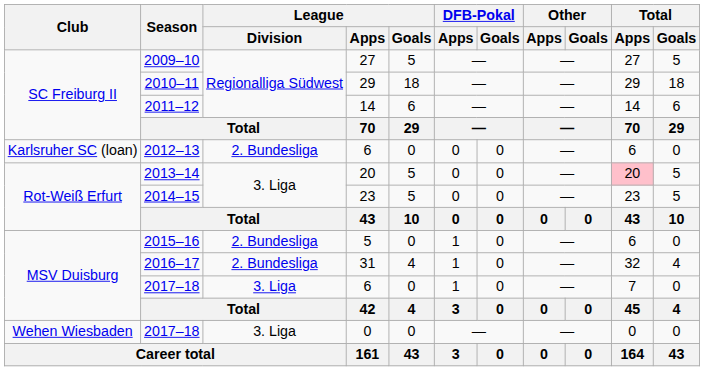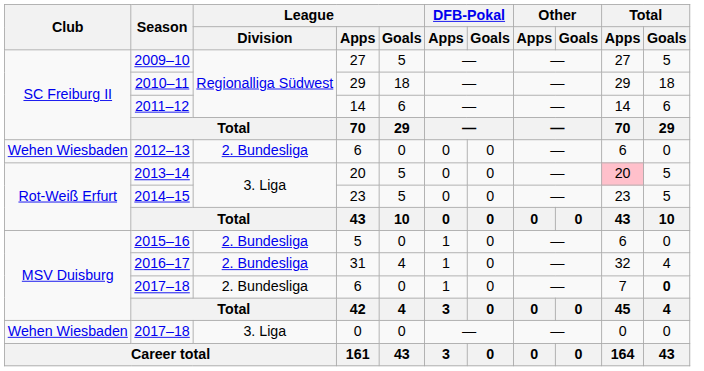(73, 151) Karlsruher SC (loan) -> (68, 151) Wehen Wiesbaden
(275, 286) 3. Liga -> (265, 286) 2. Bundesliga
(676, 286) normal -> (667, 286) bold
